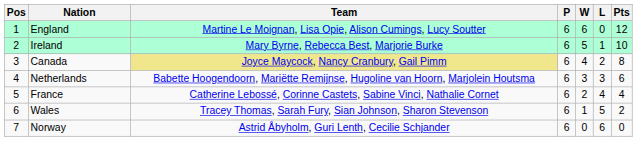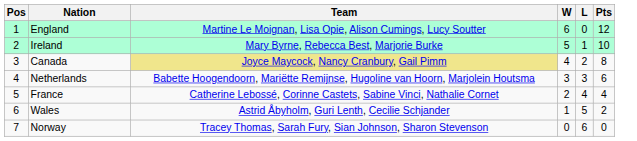- column: (567, 12)
(344, 111) Tracey Thomas, Sarah Fury, Sian Johnson, Sharon Stevenson -> (344, 111) Astrid Åbyholm, Guri Lenth, Cecilie Schjander
(344, 128) Astrid Åbyholm, Guri Lenth, Cecilie Schjander -> (344, 128) Tracey Thomas, Sarah Fury, Sian Johnson, Sharon Stevenson
